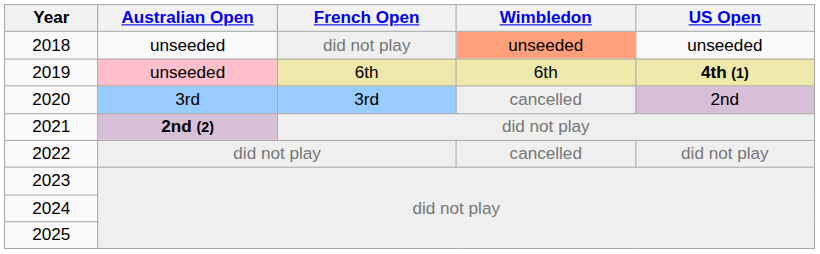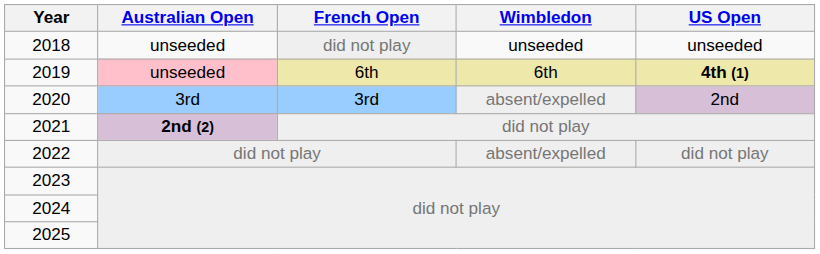(546, 45) lightsalmon background -> (546, 45) no background
(546, 99) cancelled -> (546, 99) absent/expelled
(546, 153) cancelled -> (546, 153) absent/expelled
